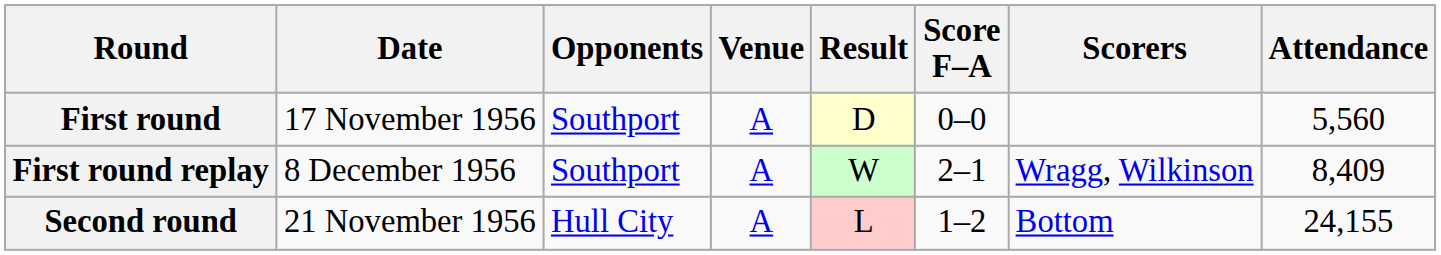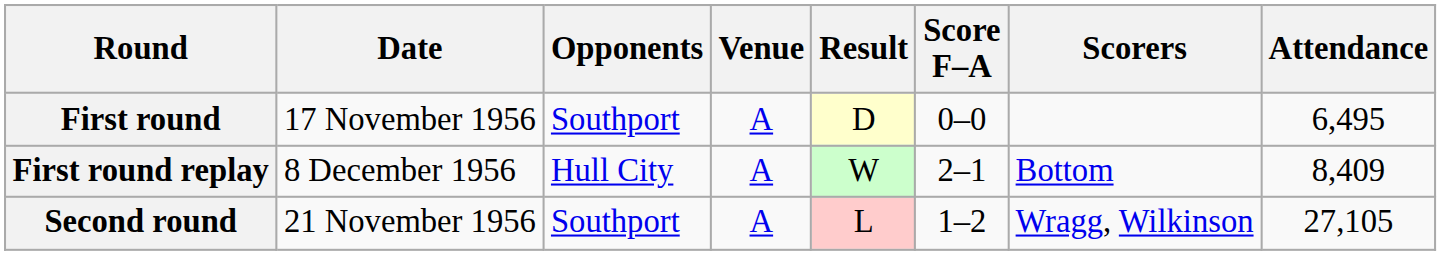(1348, 118) 5,560 -> (1348, 118) 6,495
(615, 170) Southport -> (612, 170) Hull City
(1135, 170) Wragg, Wilkinson -> (1065, 170) Bottom
(612, 222) Hull City -> (615, 222) Southport
(1065, 222) Bottom -> (1135, 222) Wragg, Wilkinson
(1348, 222) 24,155 -> (1348, 222) 27,105
